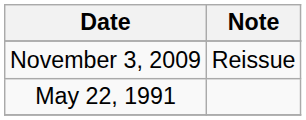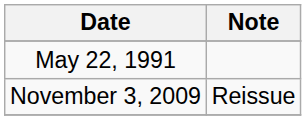rows swapped: (106, 96) <-> (106, 59)
